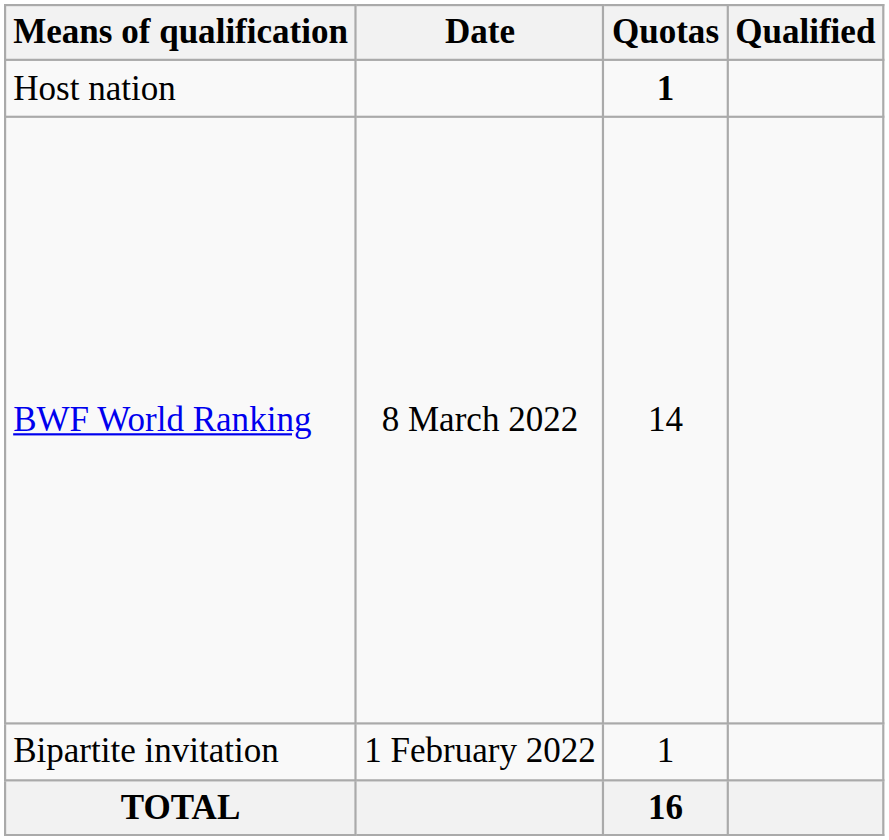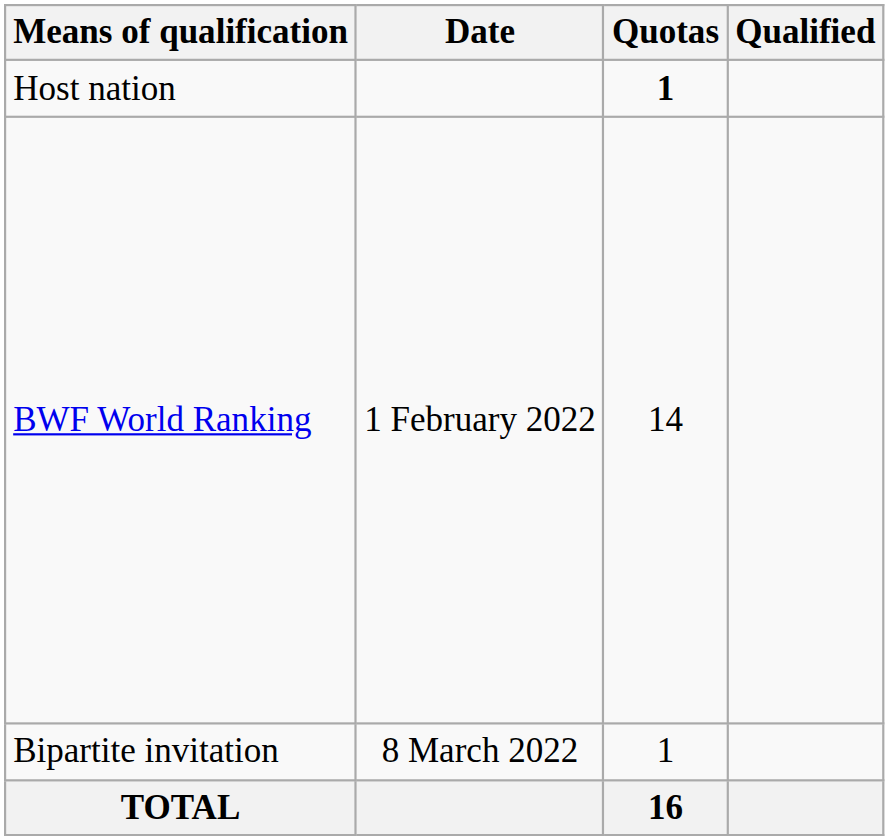(480, 419) 8 March 2022 -> (480, 419) 1 February 2022
(480, 750) 1 February 2022 -> (480, 750) 8 March 2022
